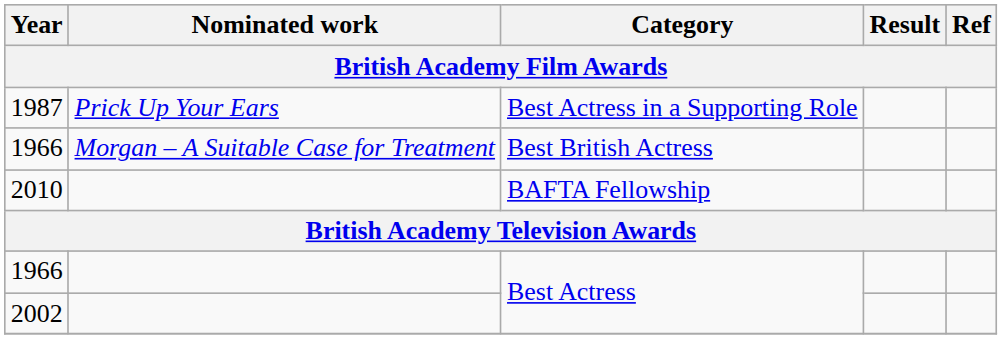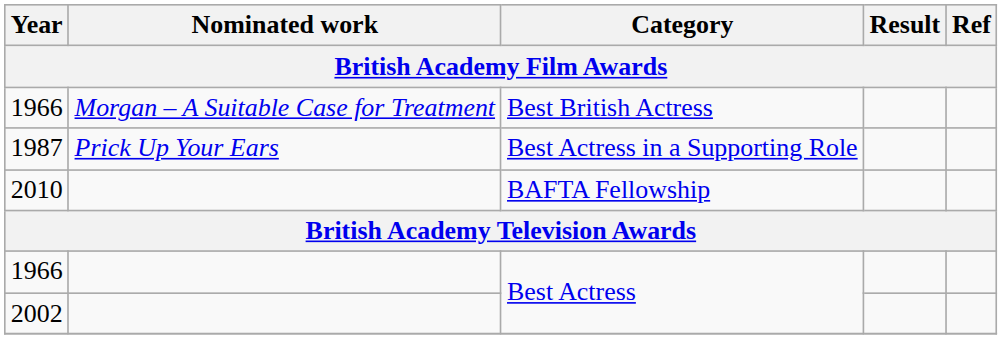rows swapped: (37, 148) <-> (37, 107)
